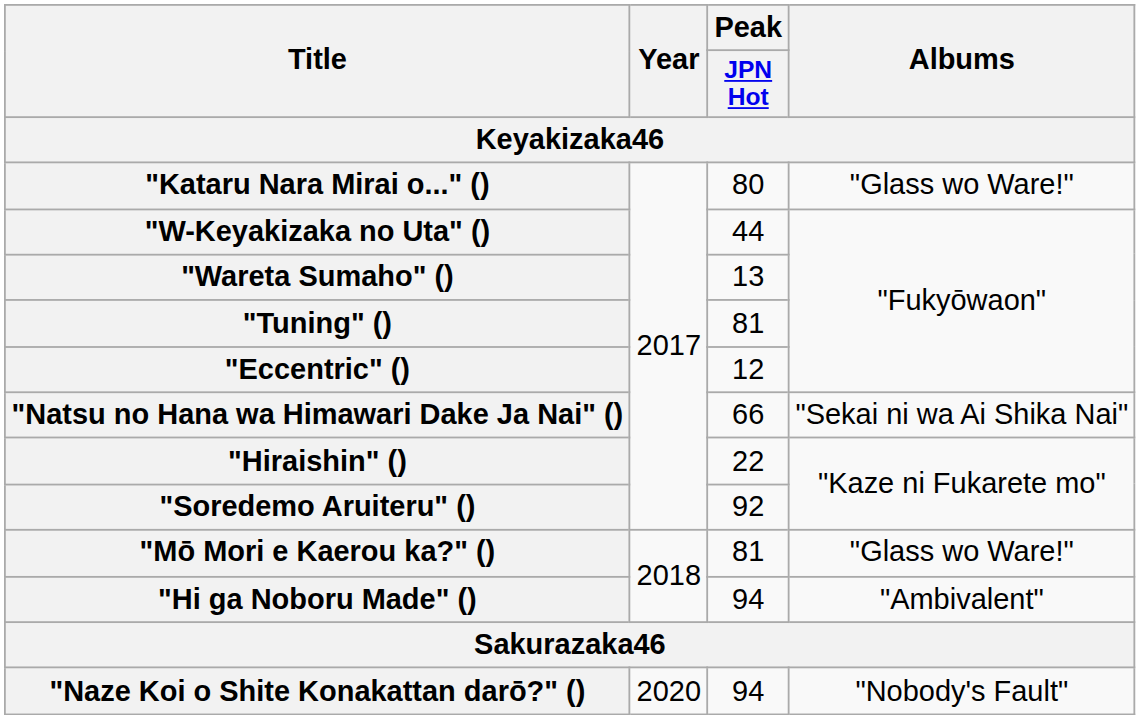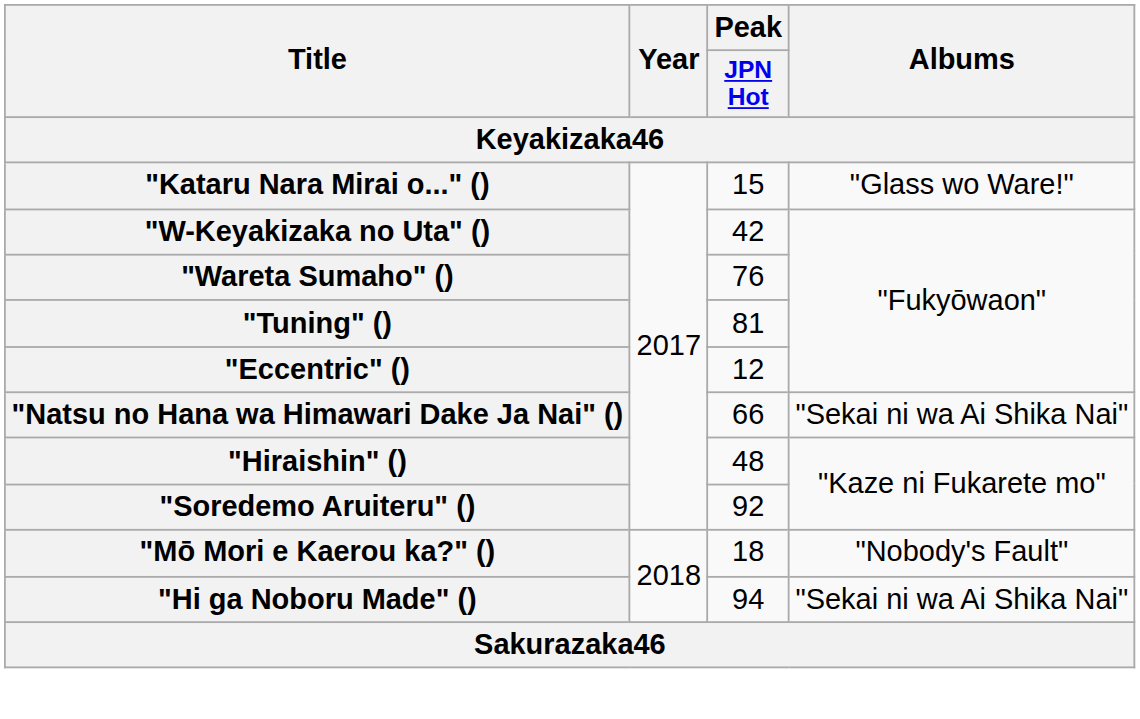(748, 185) 80 -> (748, 185) 15
(748, 231) 44 -> (748, 231) 42
(748, 277) 13 -> (748, 277) 76
(748, 460) 22 -> (748, 460) 48
(748, 552) 81 -> (748, 552) 18
(962, 552) "Glass wo Ware!" -> (962, 552) "Nobody's Fault"
(962, 598) "Ambivalent" -> (962, 598) "Sekai ni wa Ai Shika Nai"
- row: (317, 690)
